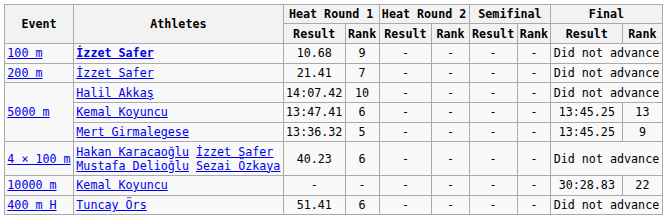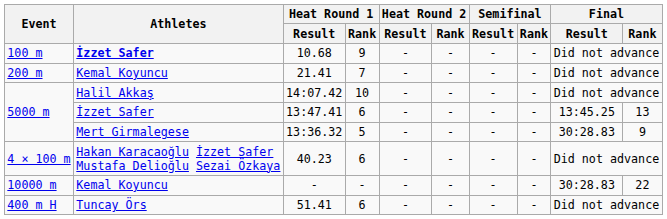(115, 73) İzzet Safer -> (122, 73) Kemal Koyuncu
(122, 112) Kemal Koyuncu -> (115, 112) İzzet Safer
(587, 132) 13:45.25 -> (587, 132) 30:28.83
